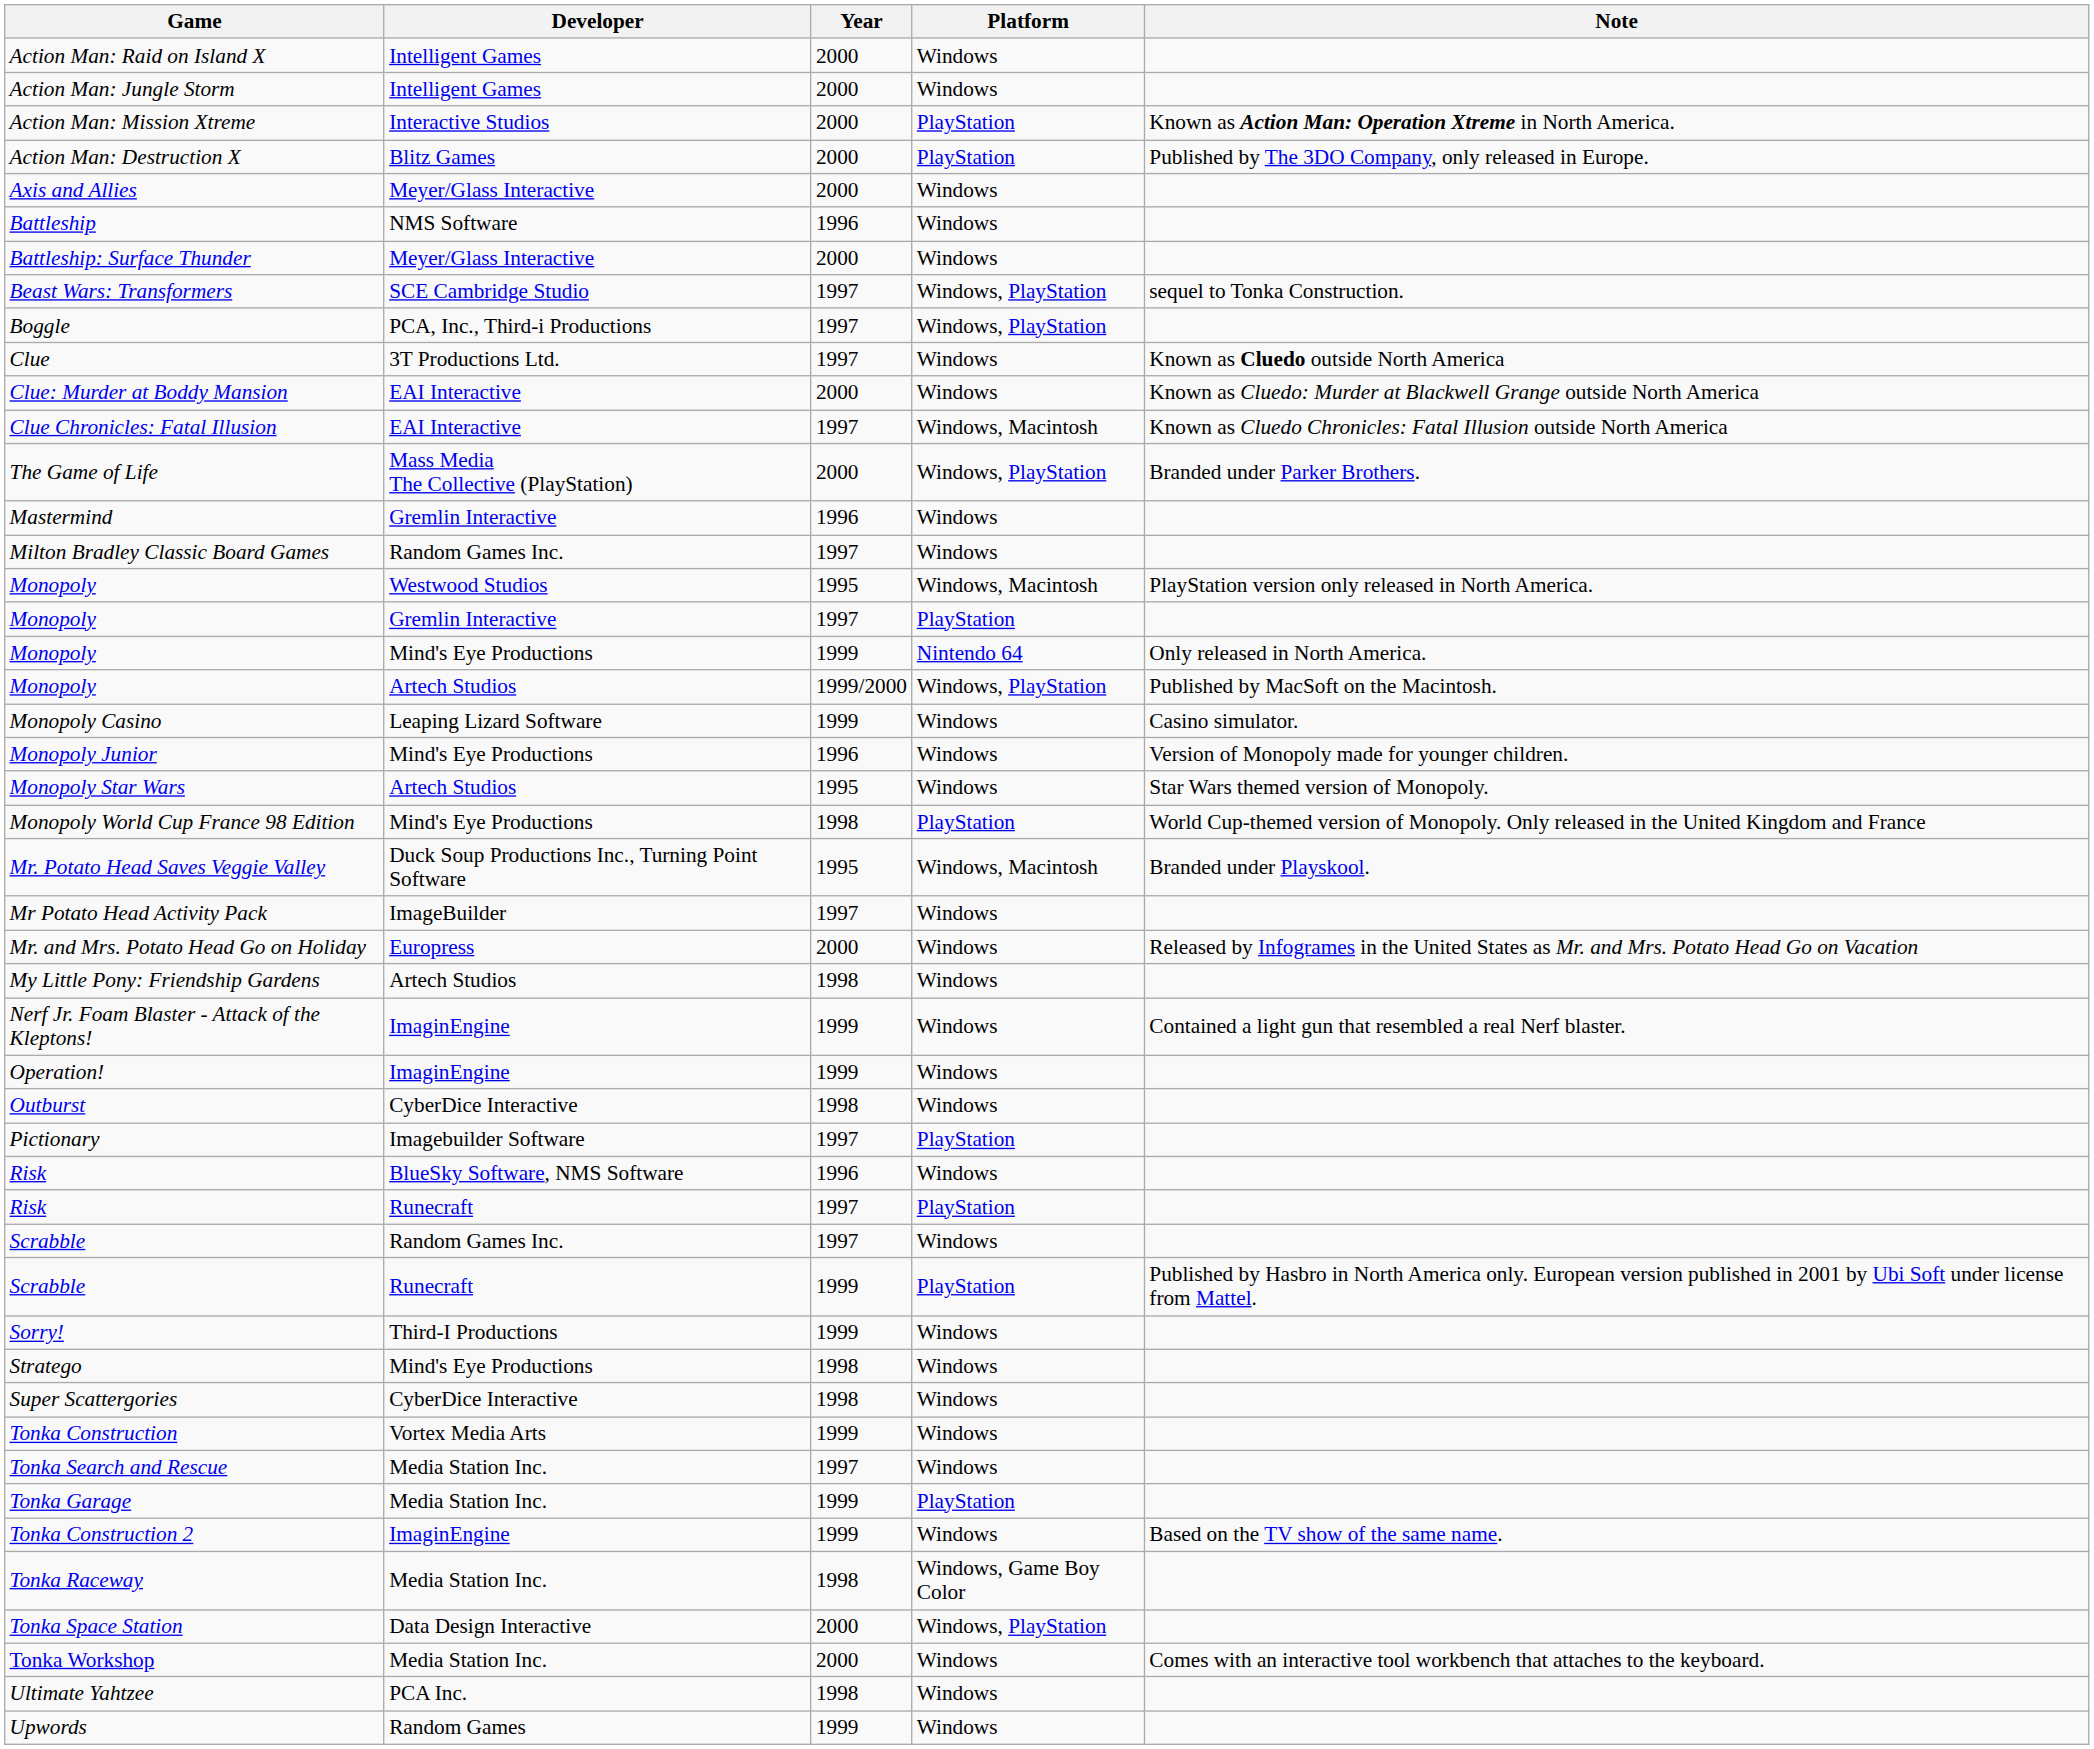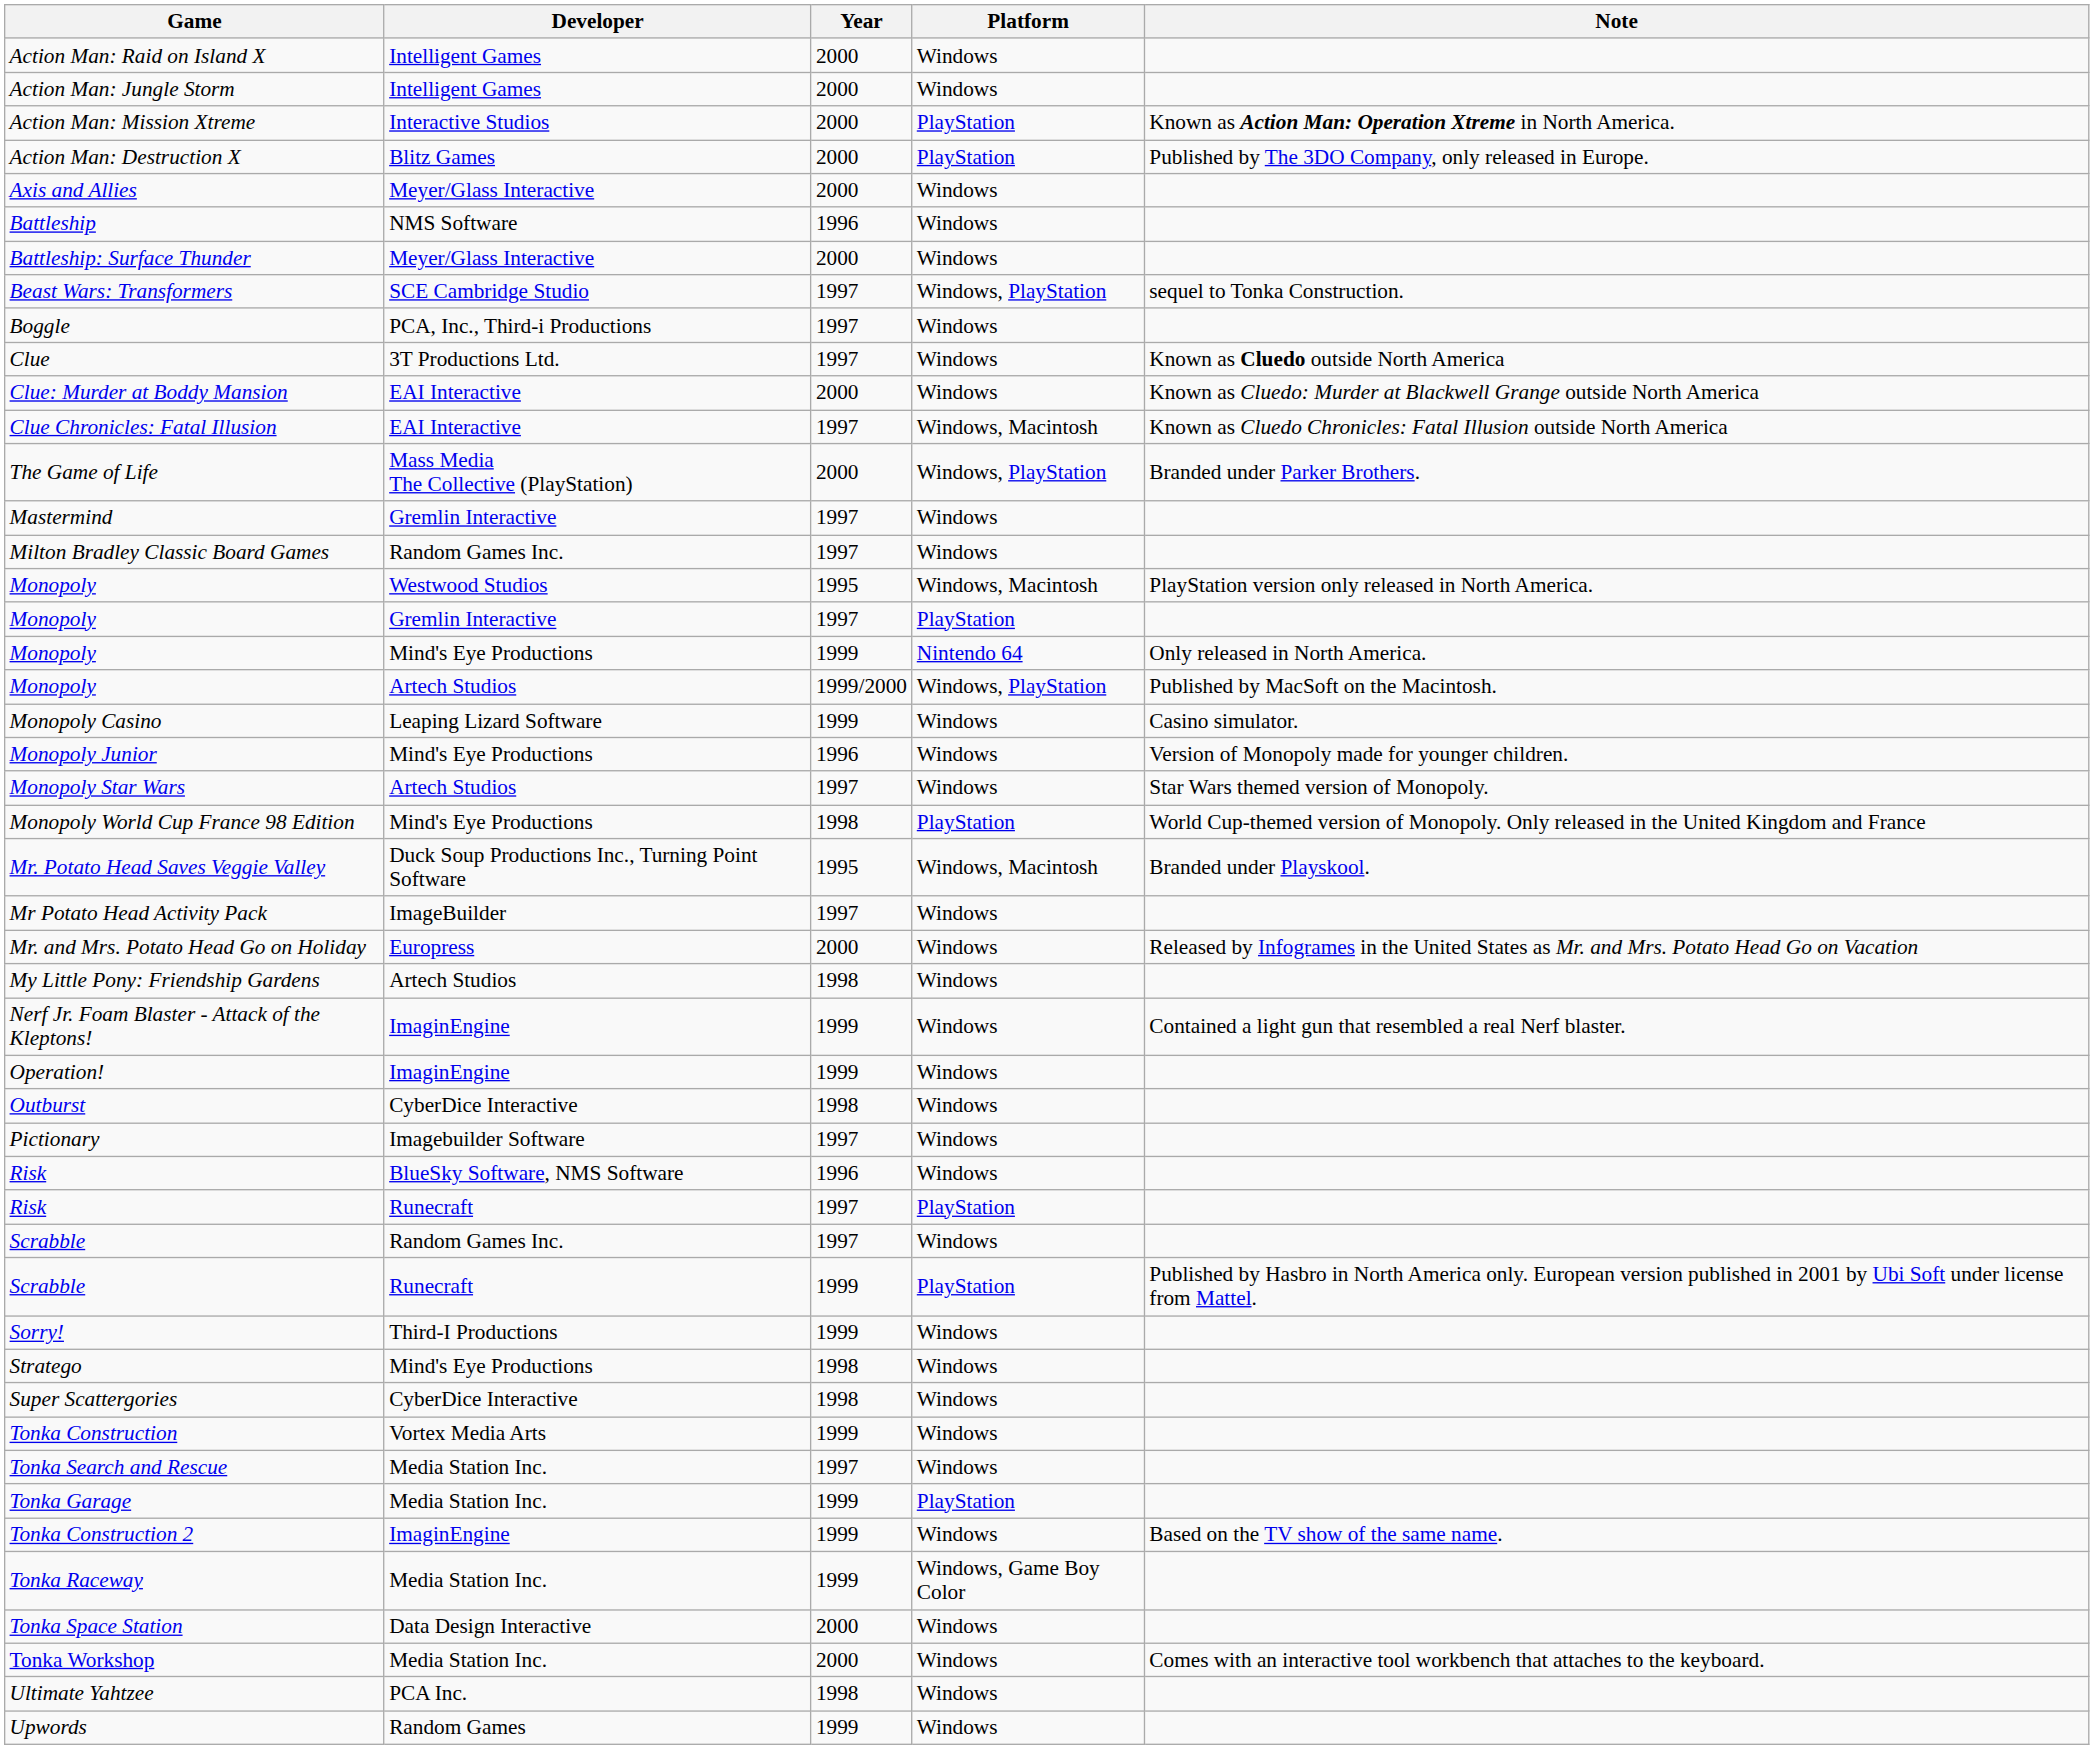(1012, 325) Windows, PlayStation -> (957, 325) Windows
(837, 517) 1996 -> (837, 517) 1997
(837, 787) 1995 -> (837, 787) 1997
(966, 1139) PlayStation -> (957, 1139) Windows
(837, 1580) 1998 -> (837, 1580) 1999
(1012, 1626) Windows, PlayStation -> (957, 1626) Windows
